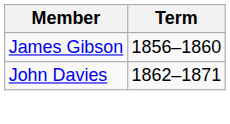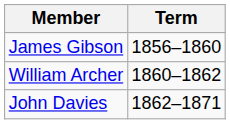+ row: (66, 75)
